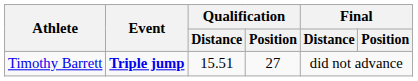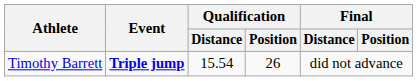(217, 64) 15.51 -> (217, 64) 15.54
(273, 64) 27 -> (273, 64) 26
